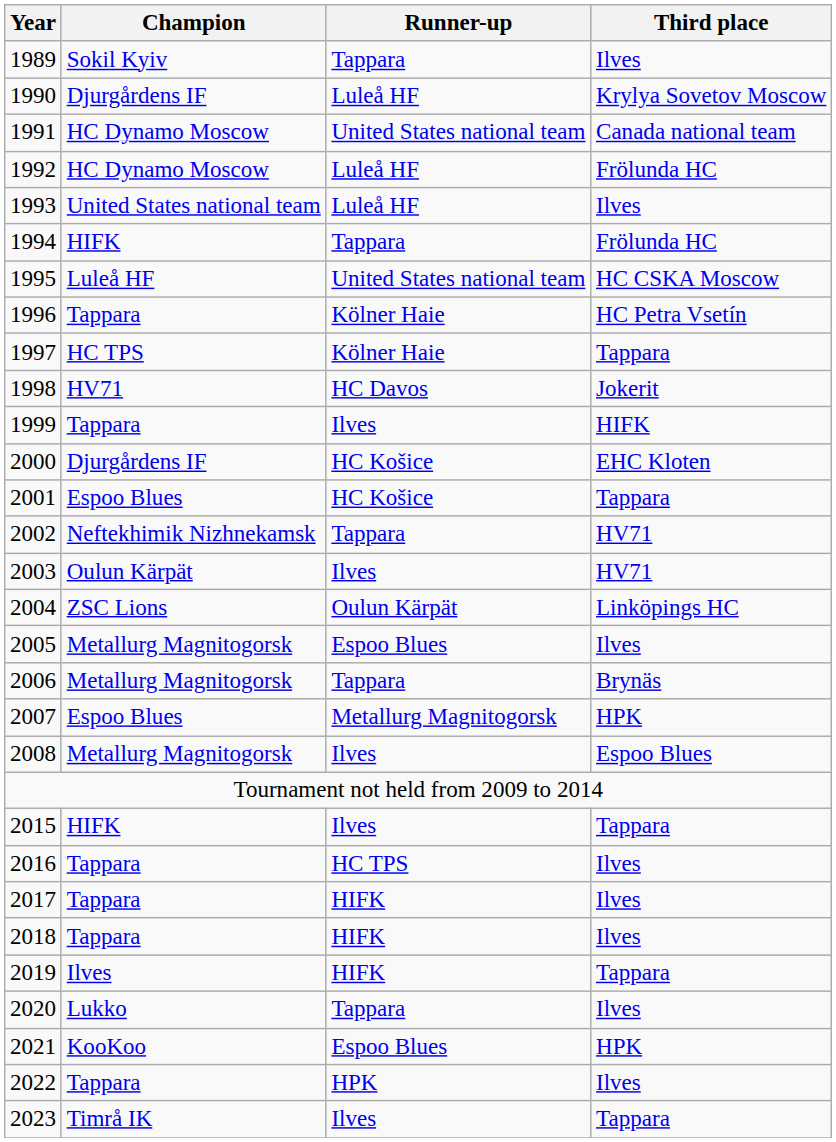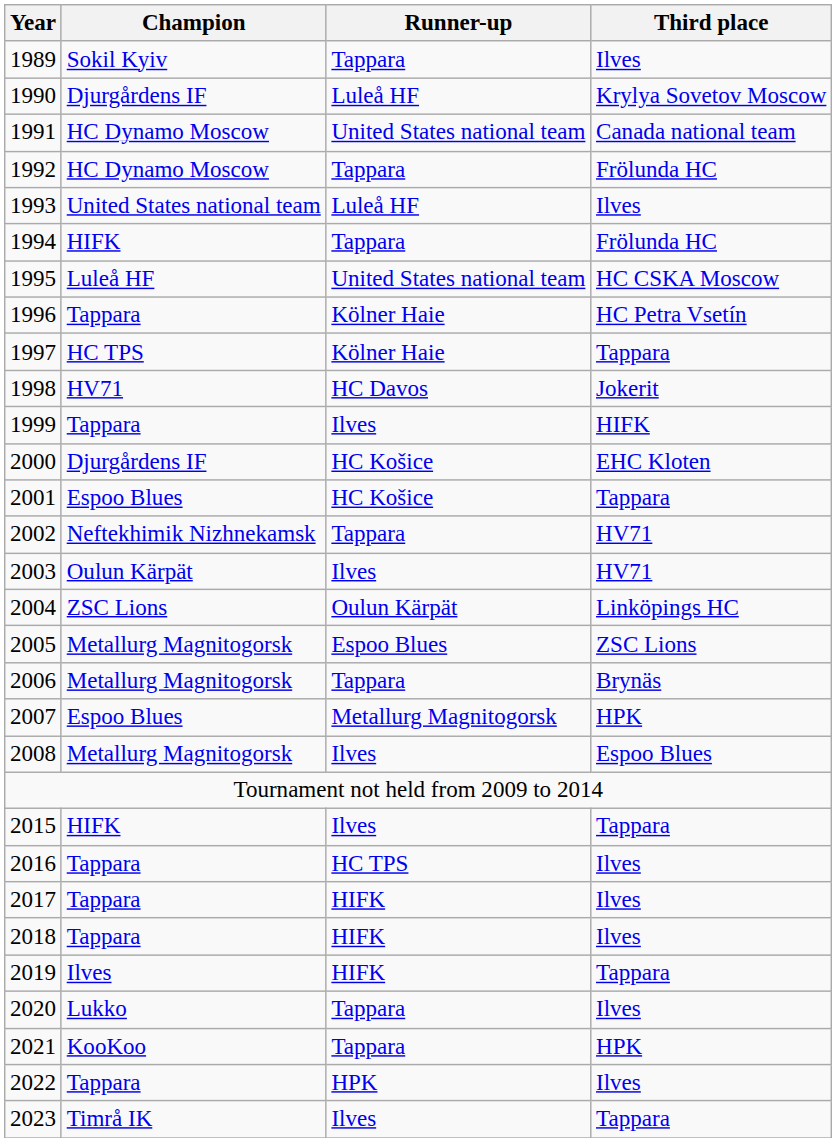(375, 168) Luleå HF -> (368, 168) Tappara
(618, 643) Ilves -> (646, 643) ZSC Lions
(389, 1045) Espoo Blues -> (368, 1045) Tappara
